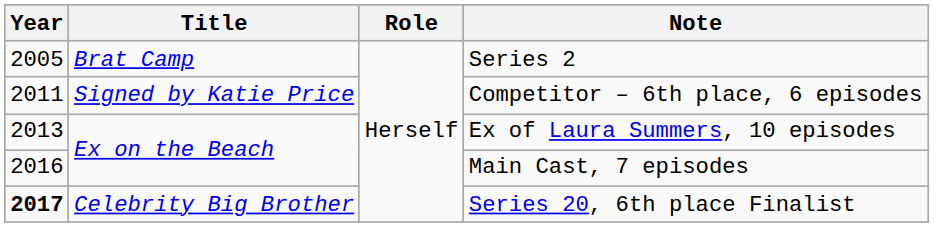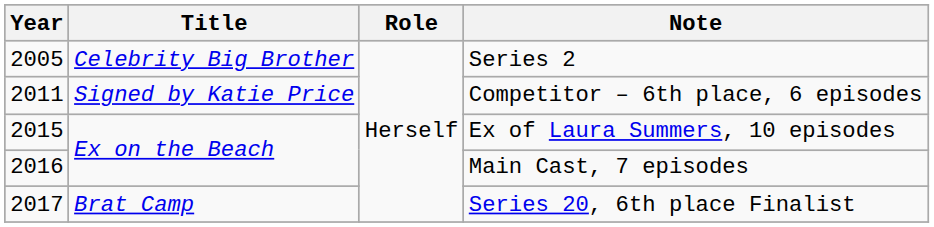(134, 59) Brat Camp -> (214, 59) Celebrity Big Brother
(37, 132) 2013 -> (37, 132) 2015
(37, 204) bold -> (37, 204) normal
(214, 204) Celebrity Big Brother -> (134, 204) Brat Camp
